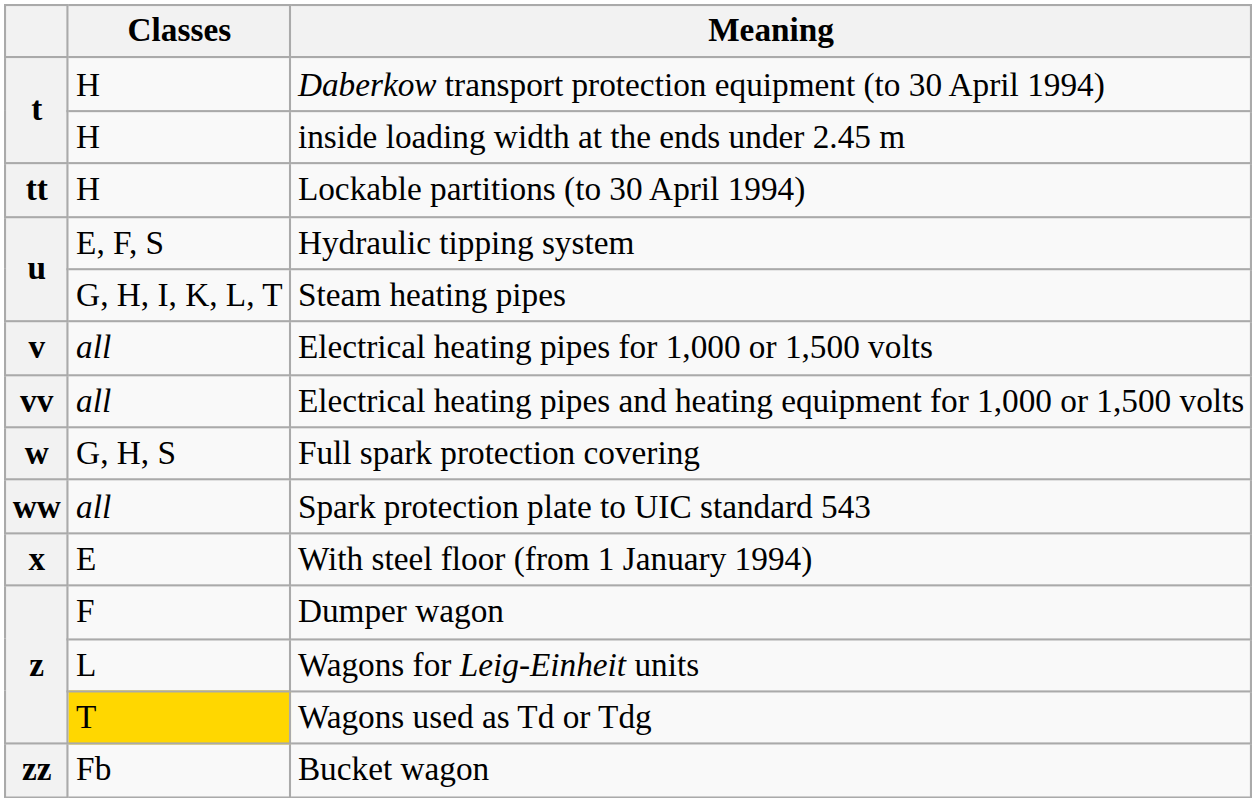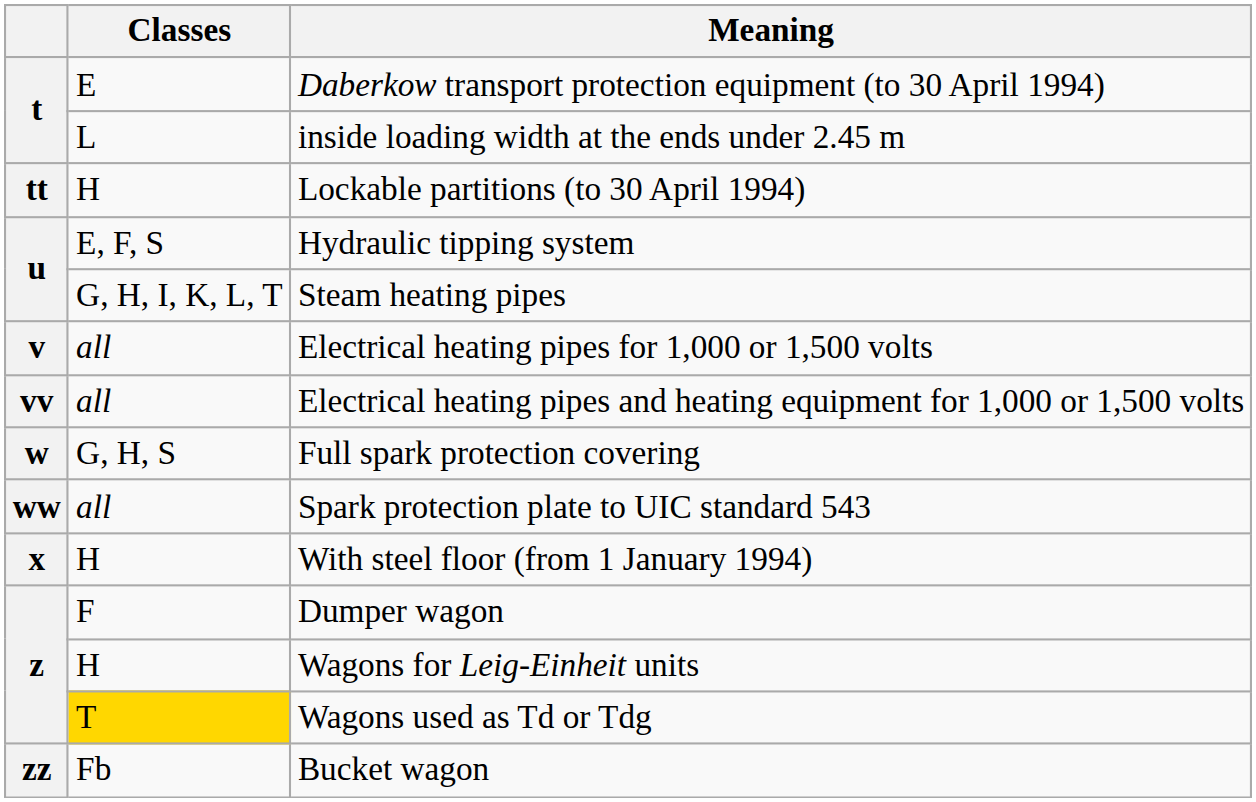(88, 83) H -> (86, 83) E
(88, 136) H -> (86, 136) L
(86, 558) E -> (88, 558) H
(86, 664) L -> (88, 664) H
